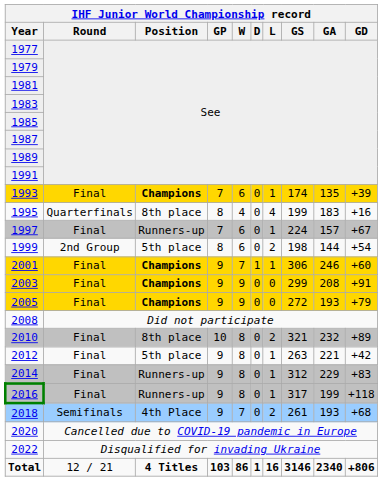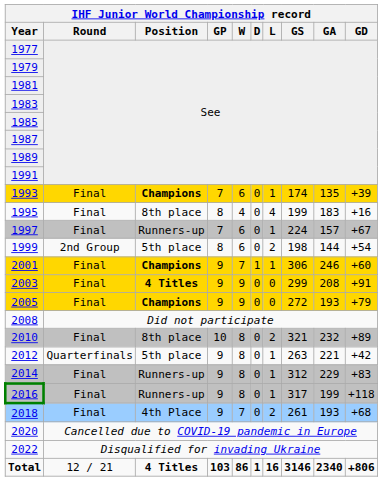(90, 212) Quarterfinals -> (90, 212) Final
(171, 284) Champions -> (171, 284) 4 Titles
(90, 356) Final -> (90, 356) Quarterfinals
(90, 413) Semifinals -> (90, 413) Final
